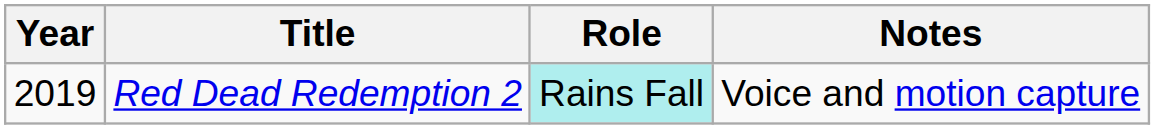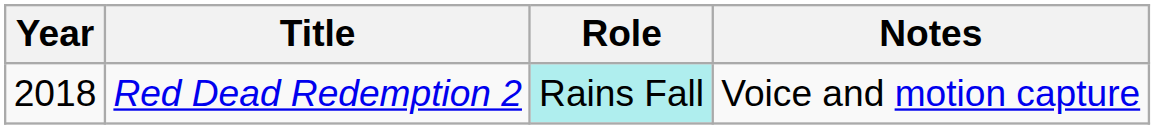(55, 92) 2019 -> (55, 92) 2018
